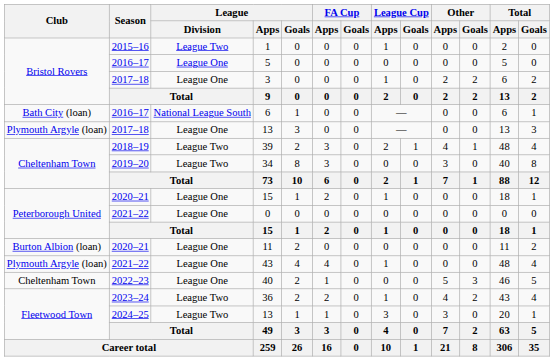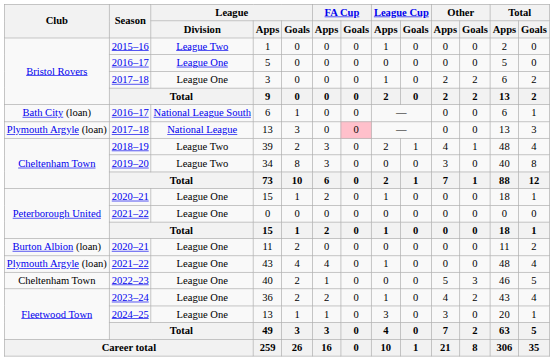(202, 130) League One -> (202, 130) National League
(356, 130) no background -> (356, 130) pink background
(202, 297) League Two -> (202, 297) League One
(202, 314) League Two -> (202, 314) League One
